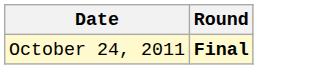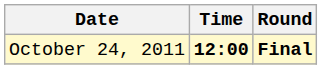+ column: (221, 20)
